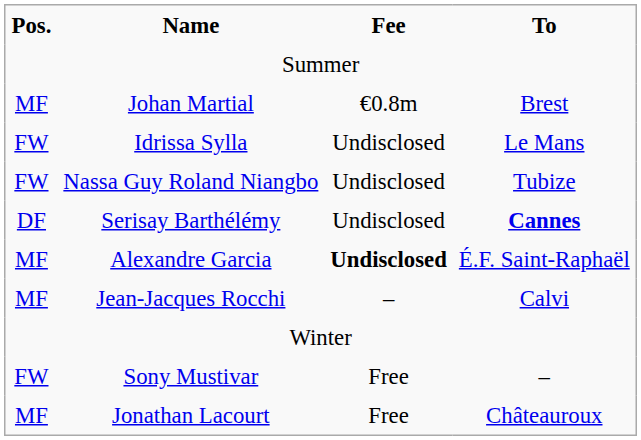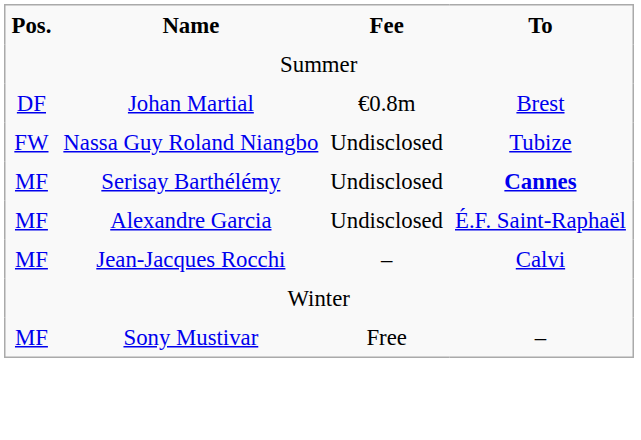(31, 102) MF -> (31, 102) DF
- row: (191, 141)
(31, 219) DF -> (31, 180) MF
(389, 258) bold -> (387, 219) normal
(31, 375) FW -> (31, 336) MF
- row: (191, 414)
